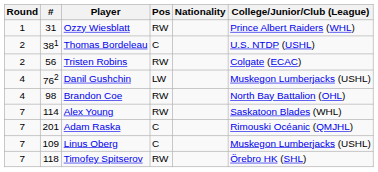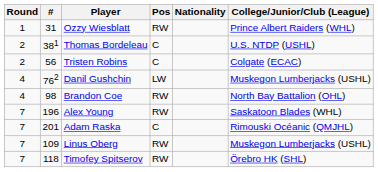(160, 62) RW -> (156, 62) C
(51, 112) 114 -> (51, 112) 196
(156, 143) C -> (160, 143) RW
